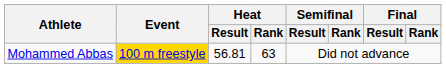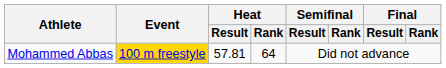(230, 54) 56.81 -> (230, 54) 57.81
(268, 54) 63 -> (268, 54) 64
